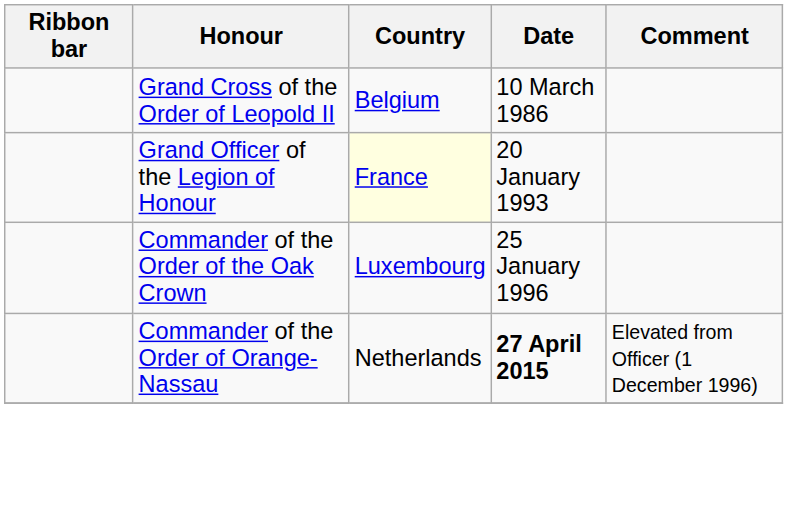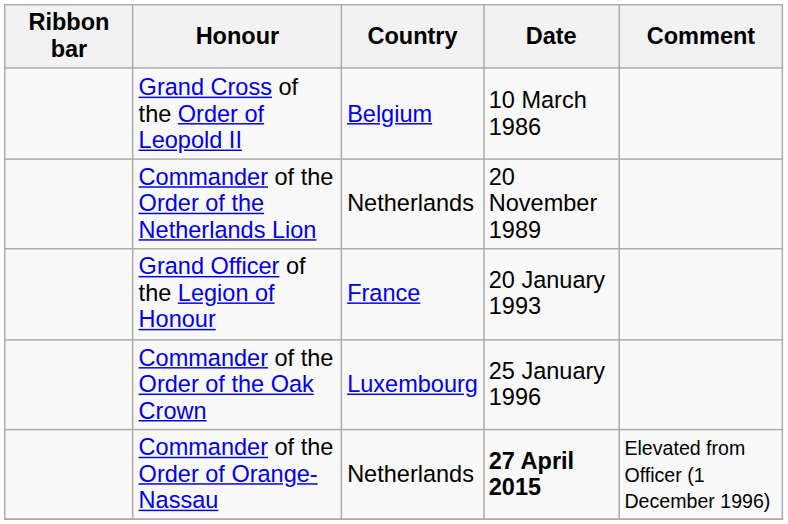+ row: (236, 203)
(391, 177) lightyellow background -> (384, 293) no background
